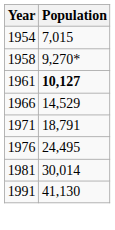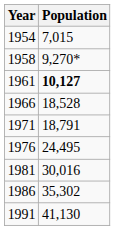(61, 103) 14,529 -> (61, 103) 18,528
(61, 170) 30,014 -> (61, 170) 30,016
+ row: (22, 192)
